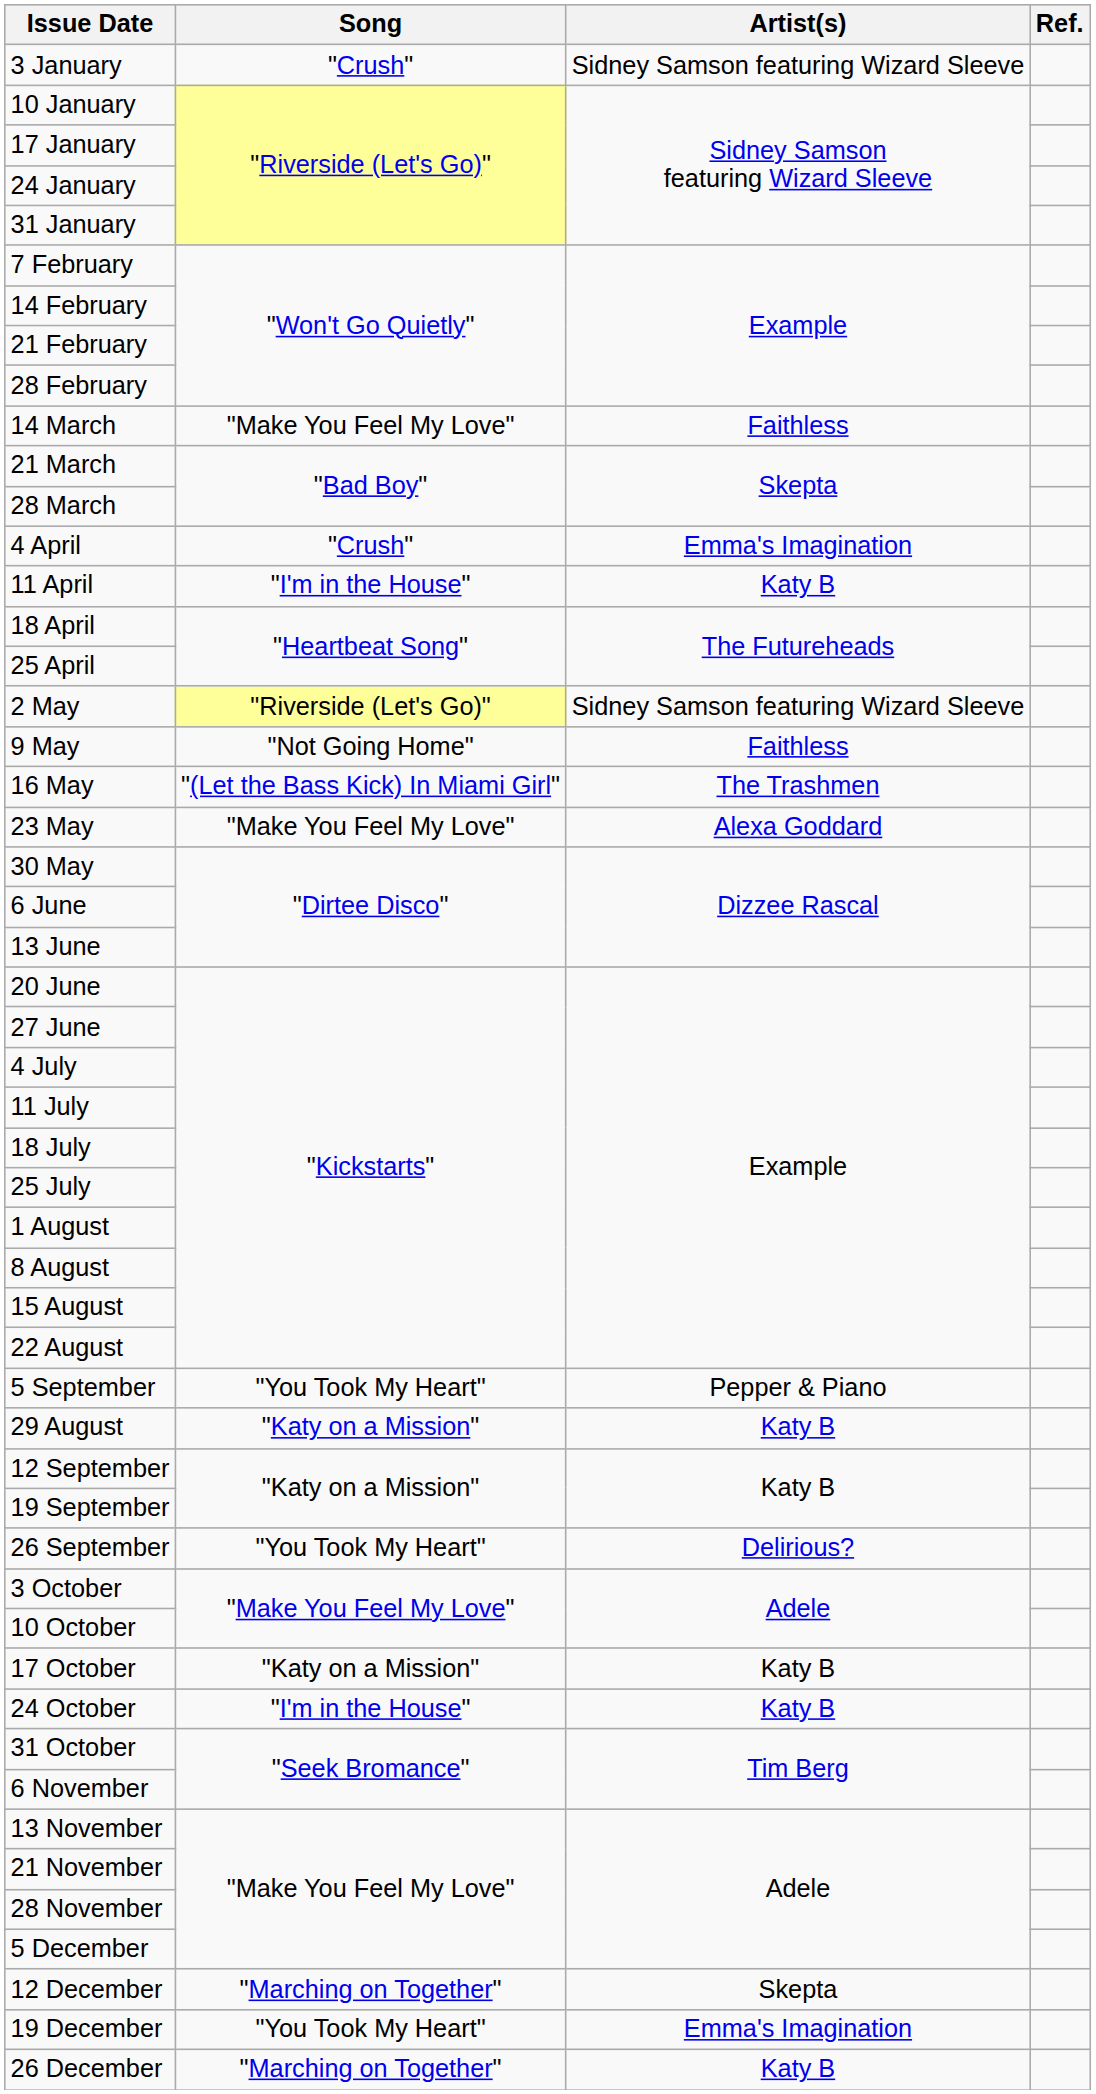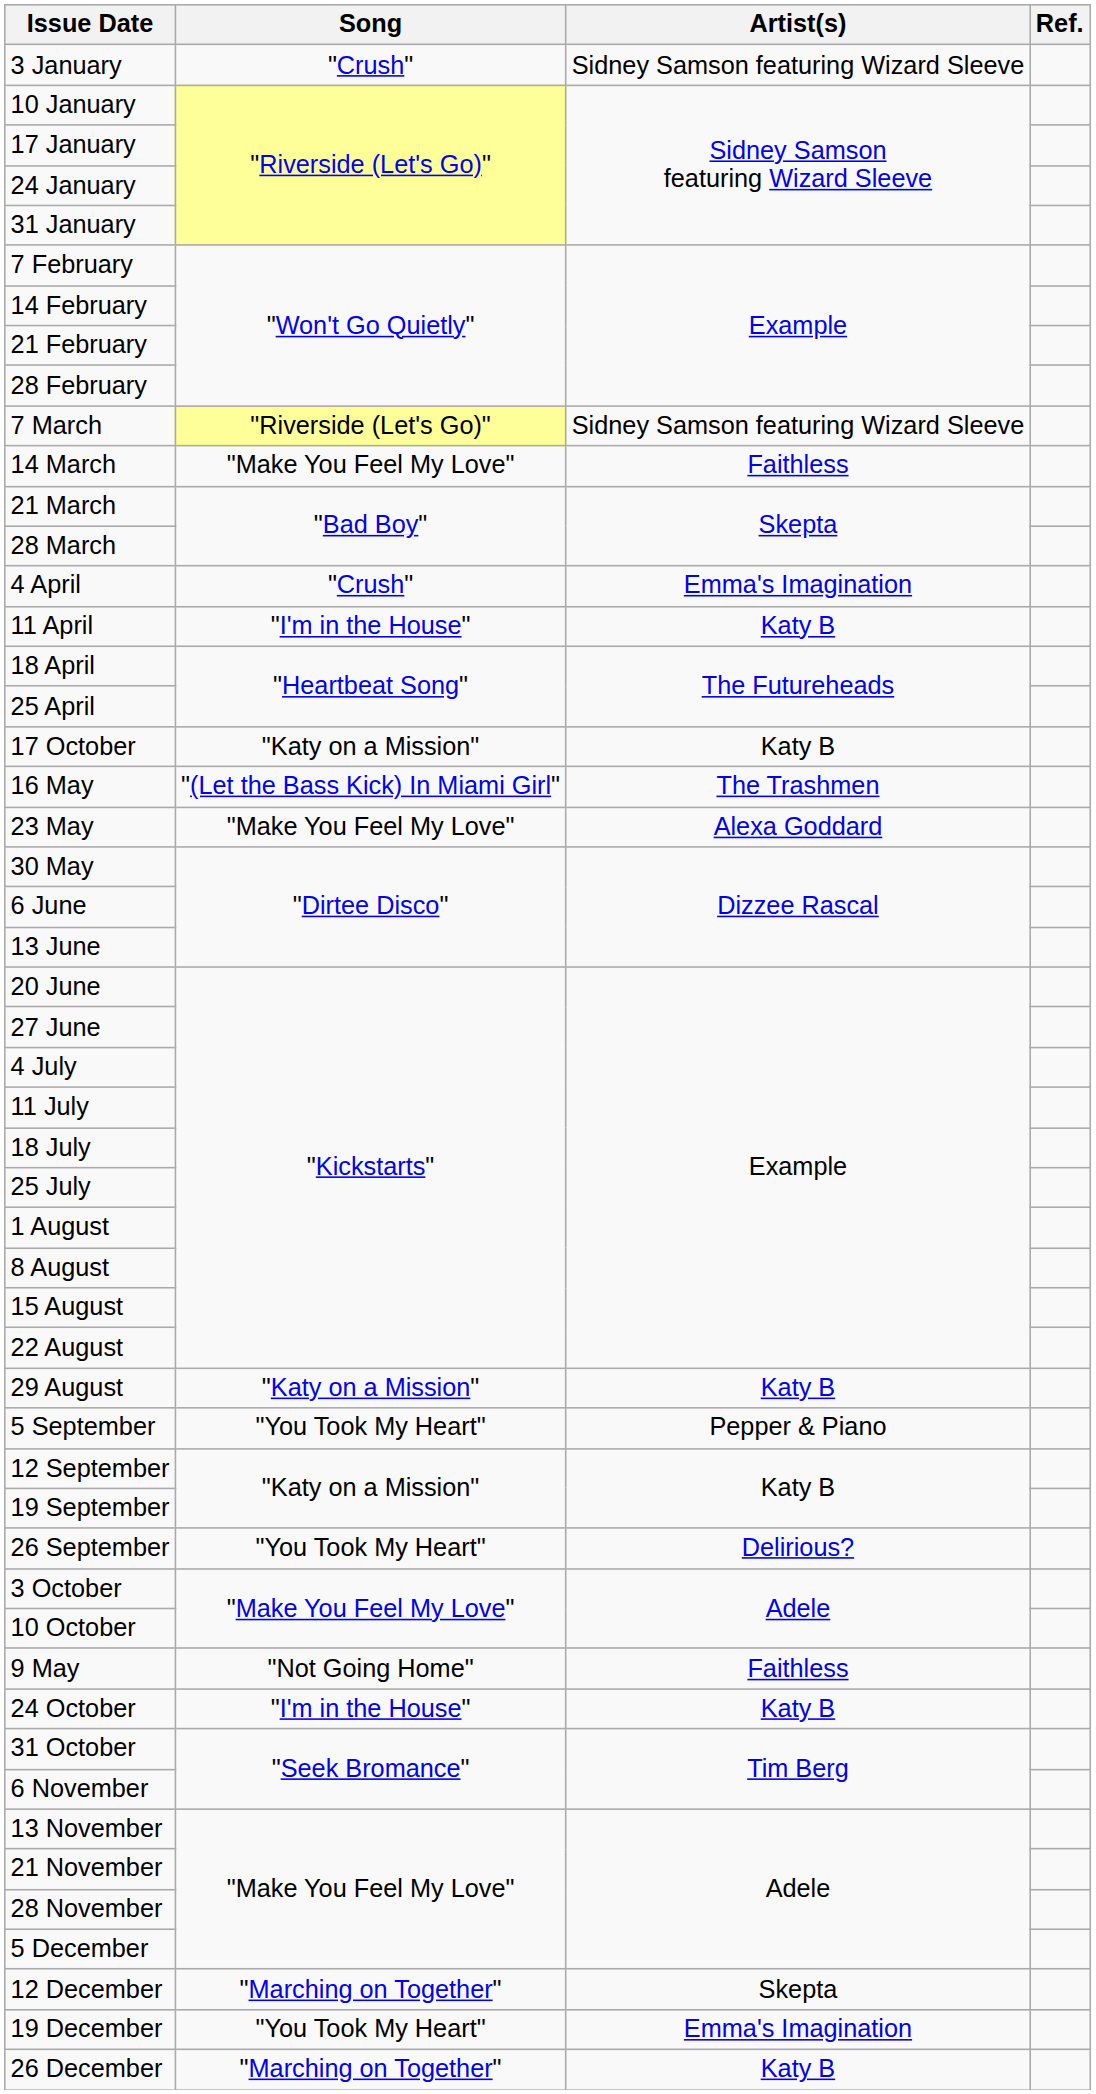+ row: (56, 425)
- row: (45, 706)
rows swapped: (45, 746) <-> (73, 1668)
rows swapped: (67, 1427) <-> (83, 1387)
